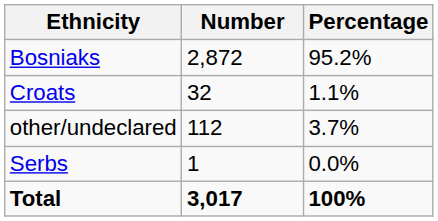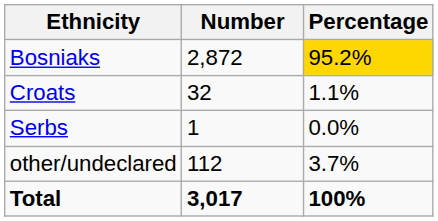(340, 57) no background -> (340, 57) gold background
rows swapped: (39, 163) <-> (93, 127)
